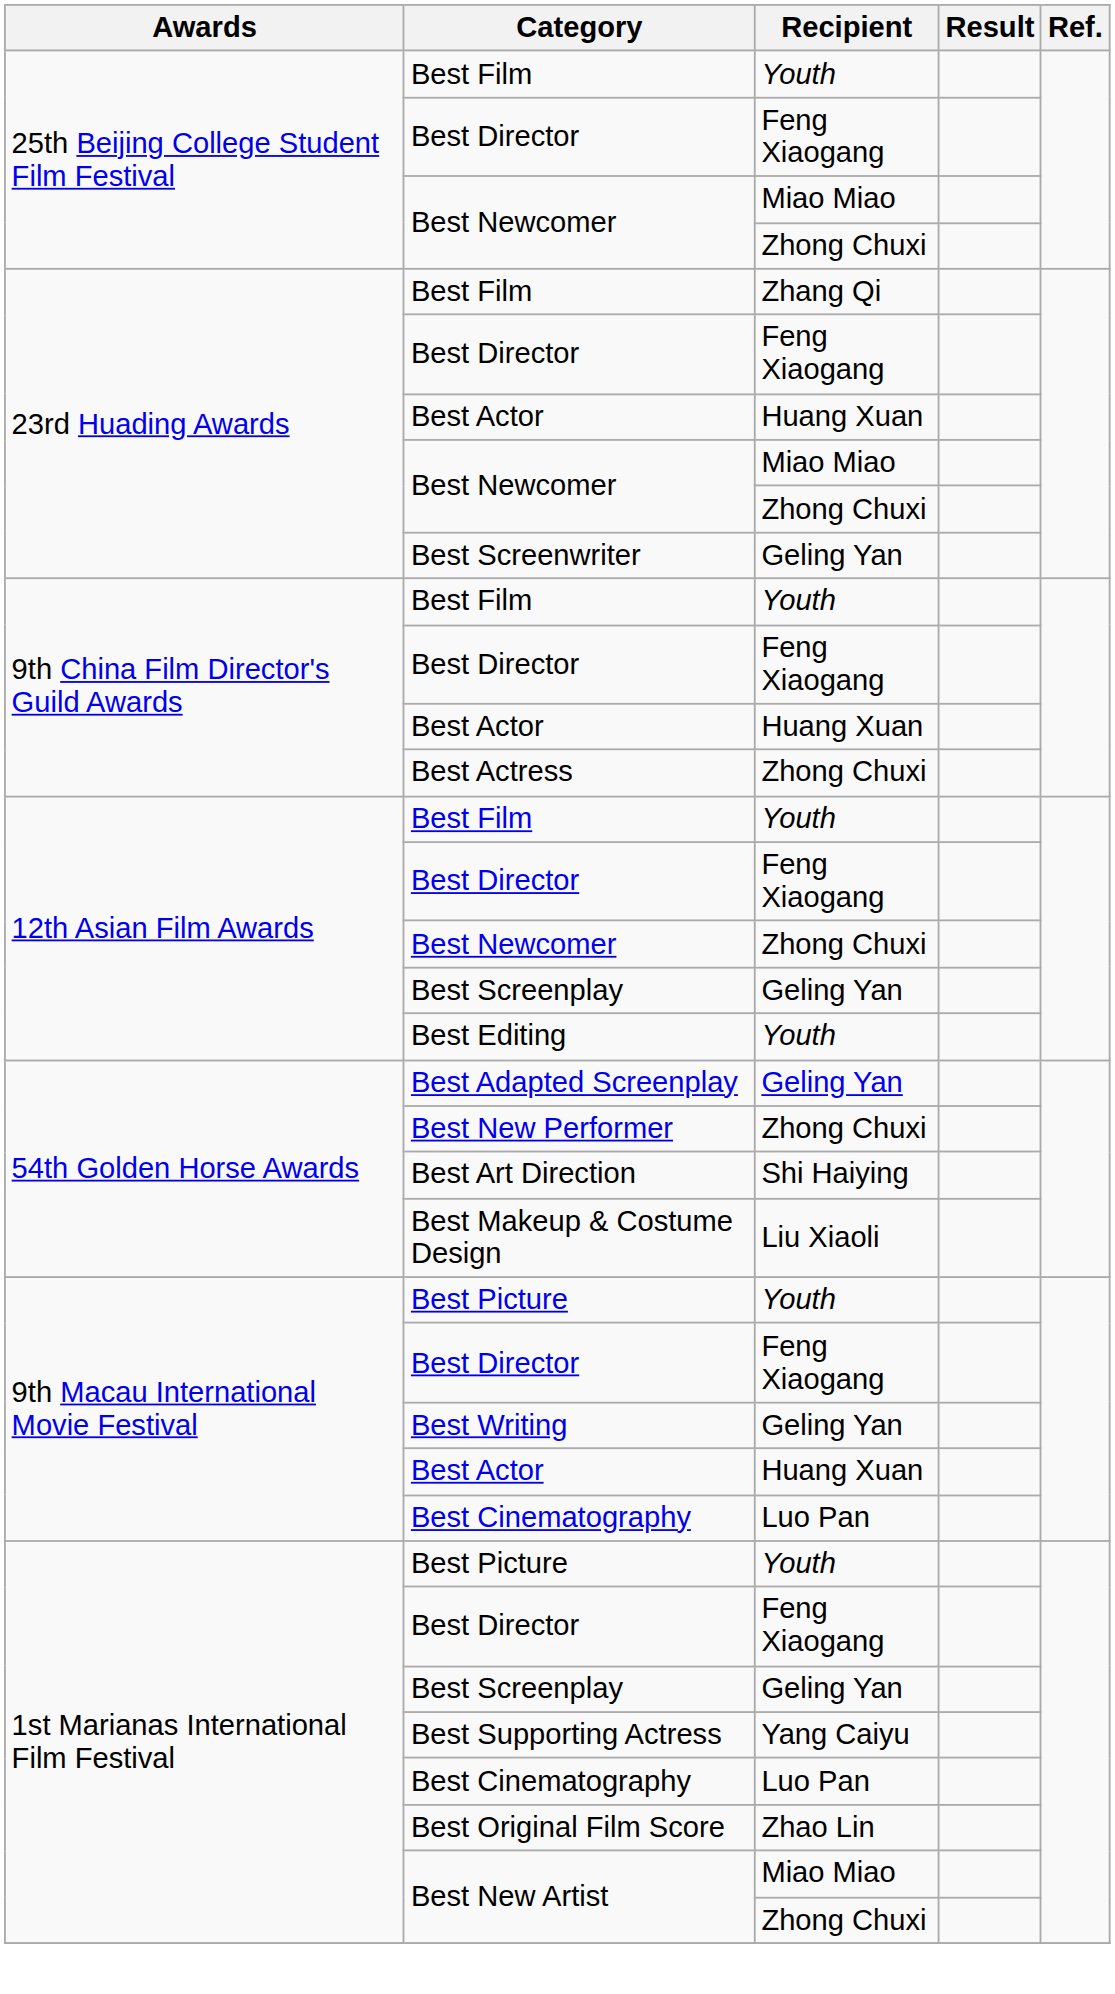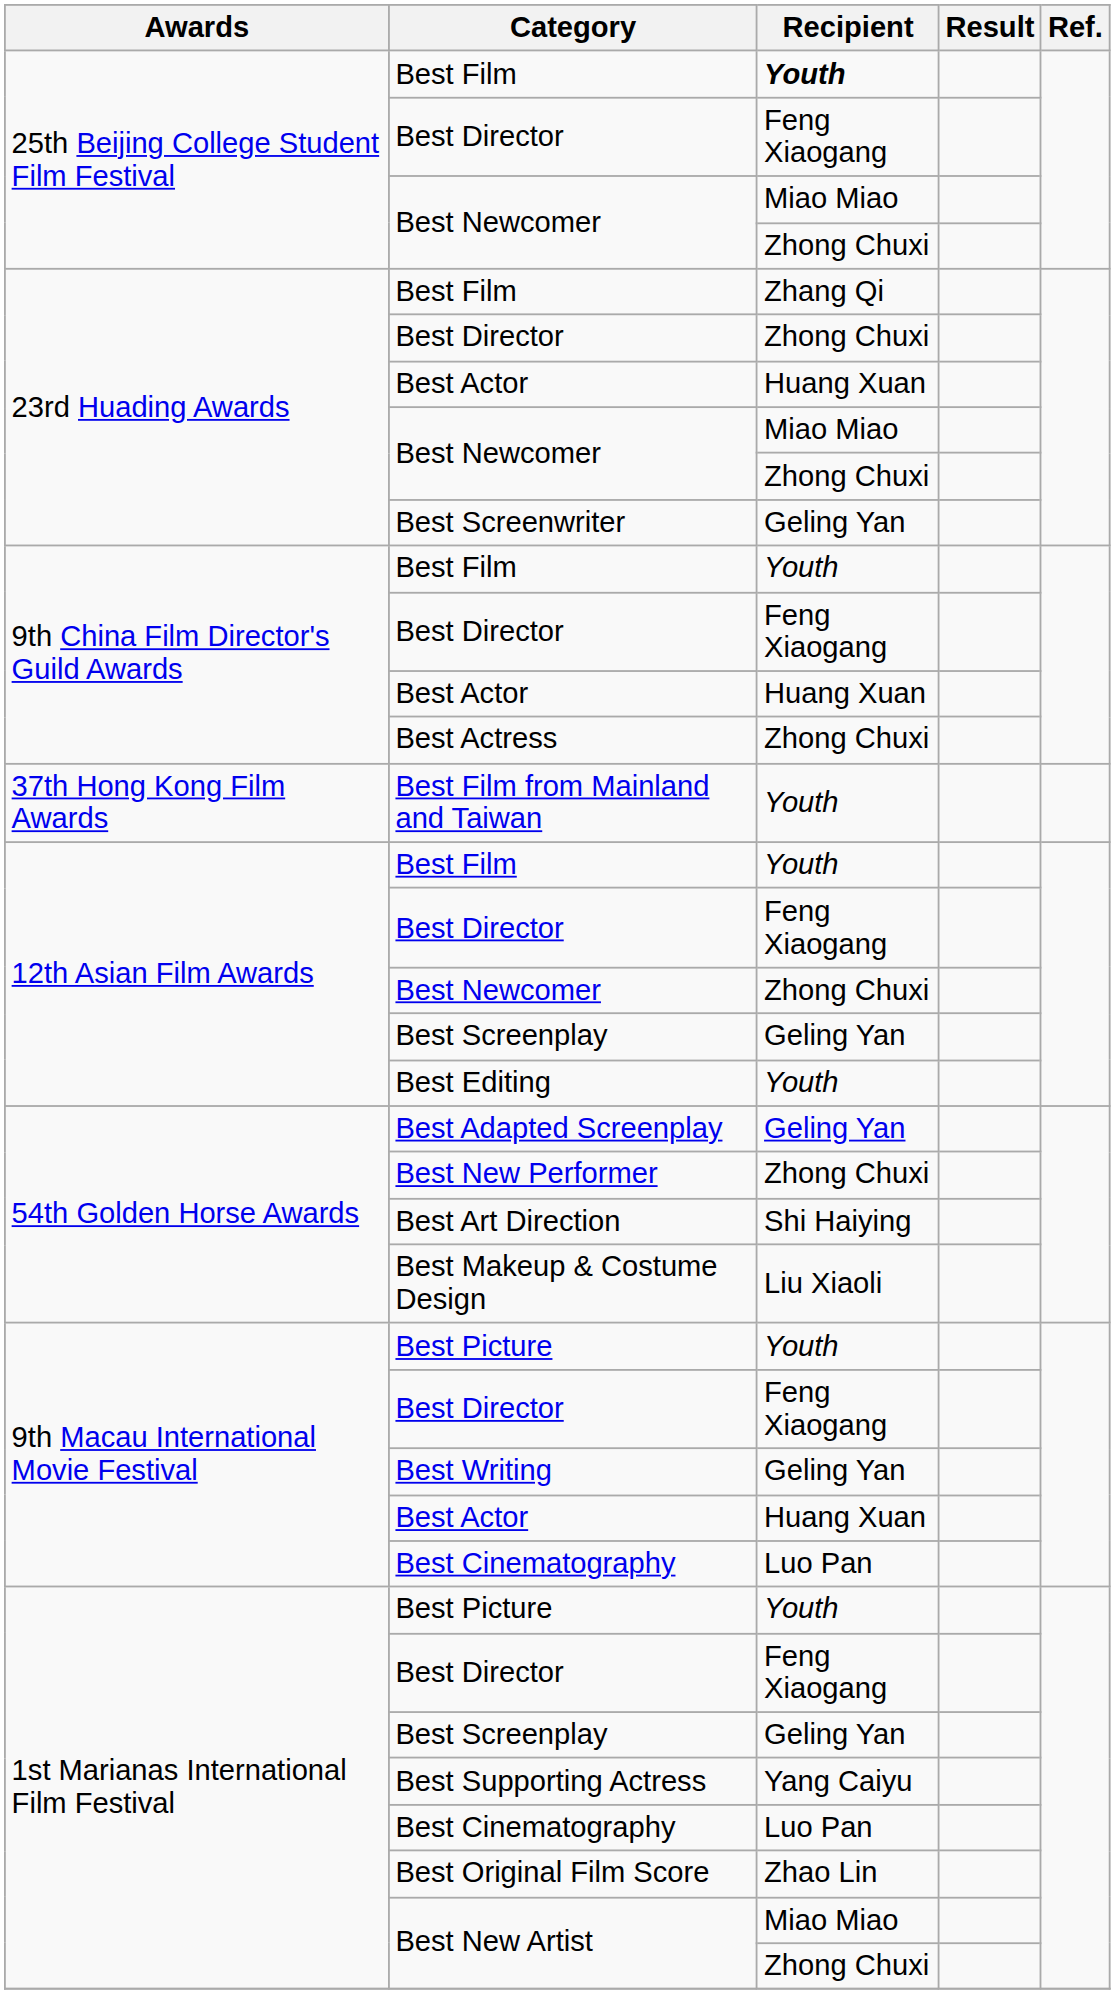(799, 73) normal -> (805, 73) bold
(823, 353) Feng Xiaogang -> (847, 337) Zhong Chuxi
+ row: (148, 802)
